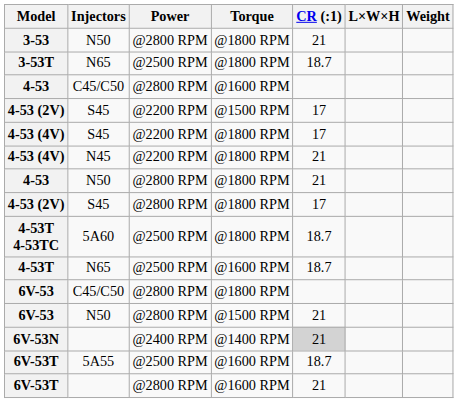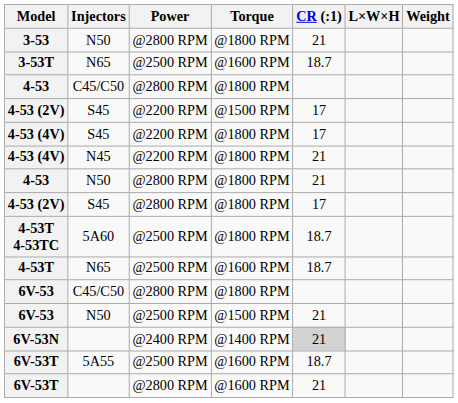(252, 63) @1800 RPM -> (252, 63) @1600 RPM
(252, 87) @1600 RPM -> (252, 87) @1800 RPM
(170, 315) @2800 RPM -> (170, 315) @2500 RPM
